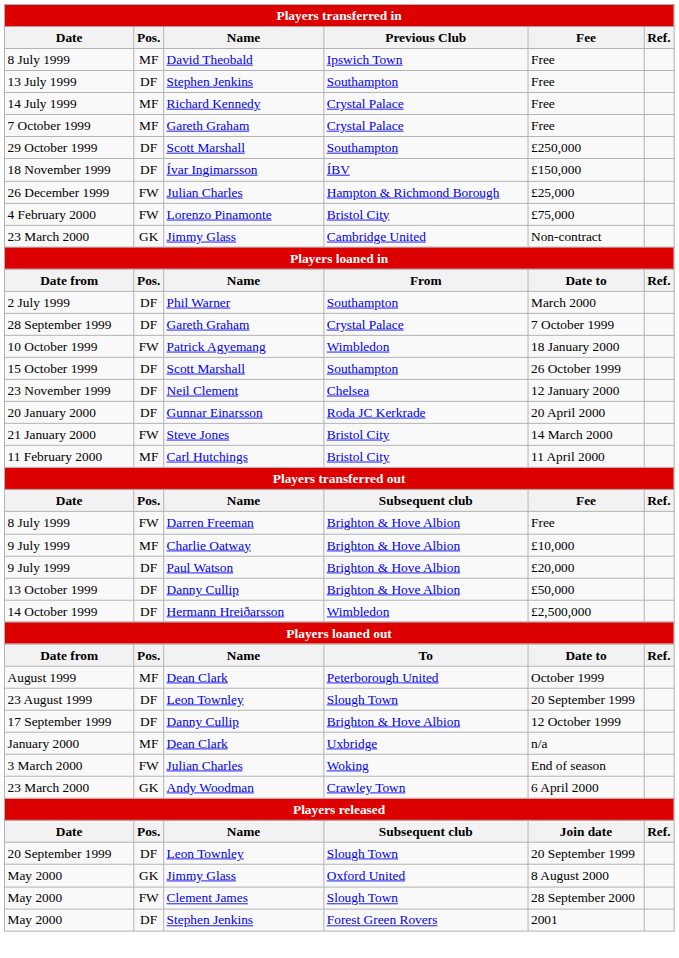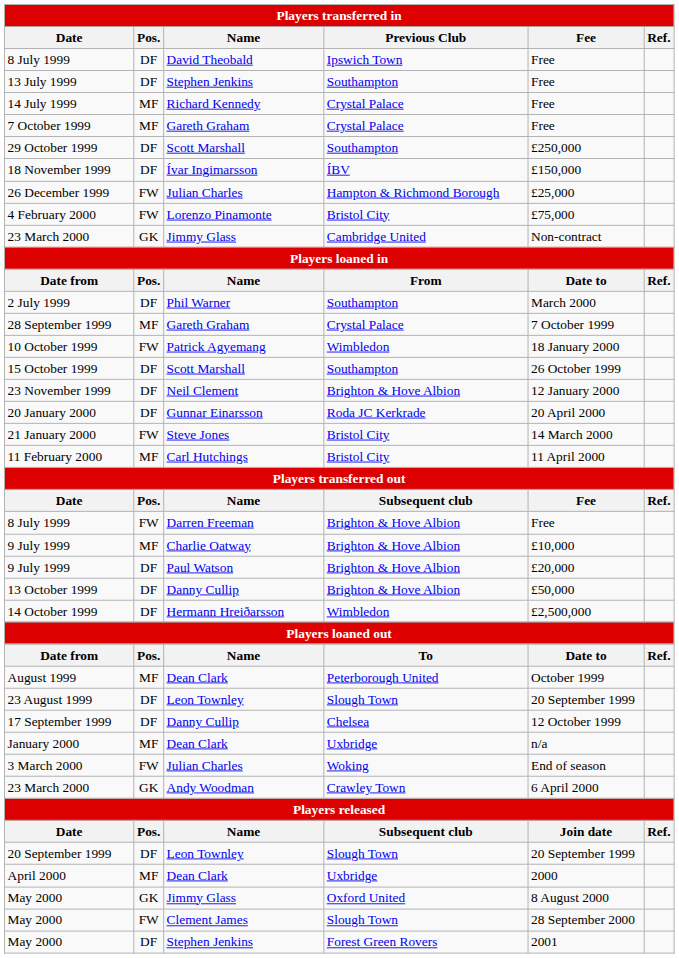(149, 59) MF -> (149, 59) DF
(149, 324) DF -> (149, 324) MF
(348, 390) Chelsea -> (393, 390) Brighton & Hove Albion
(393, 721) Brighton & Hove Albion -> (348, 721) Chelsea
+ row: (37, 875)
